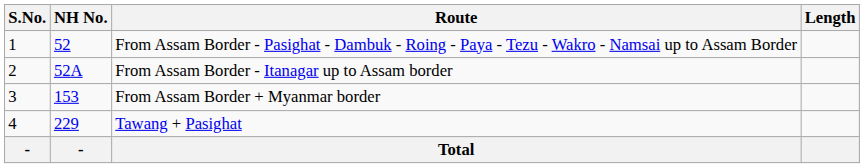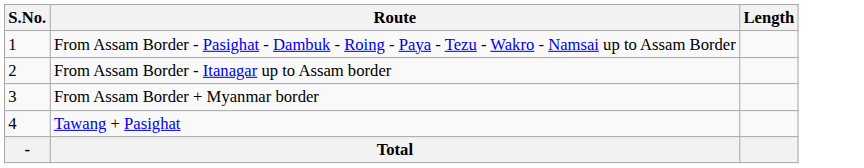- column: (81, 17)
